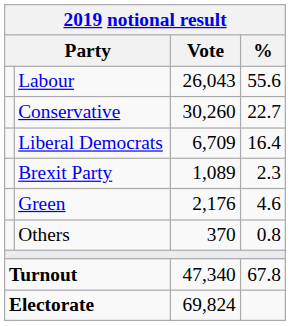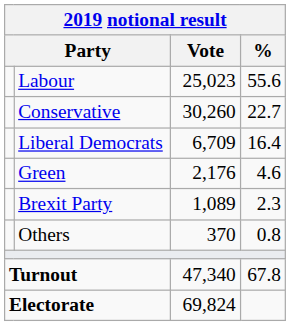(209, 81) 26,043 -> (209, 81) 25,023
rows swapped: (42, 204) <-> (65, 173)
